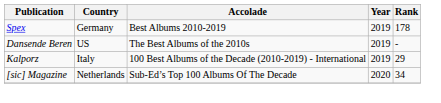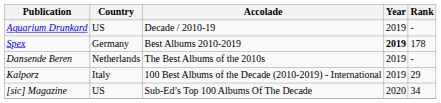+ row: (47, 28)
(381, 28) normal -> (396, 43) bold
(83, 43) US -> (116, 59) Netherlands
(101, 75) Netherlands -> (98, 91) US
